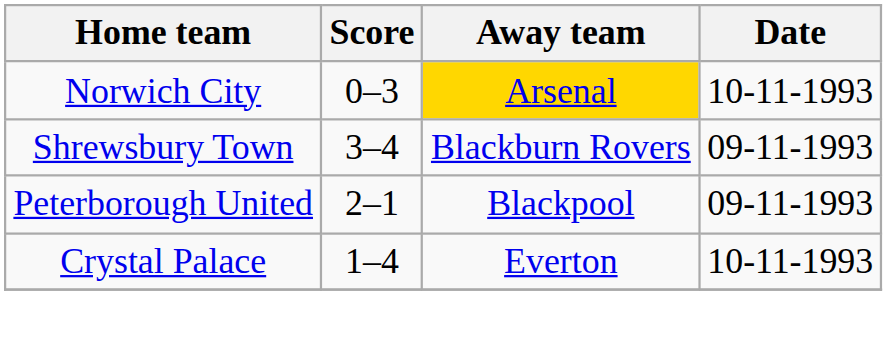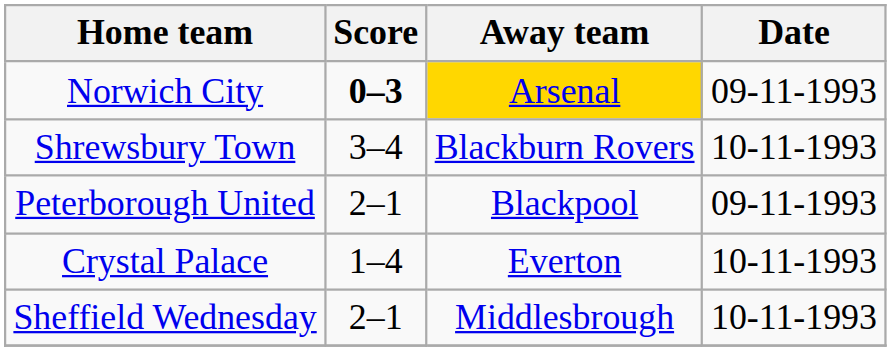(372, 89) normal -> (376, 89) bold
(790, 89) 10-11-1993 -> (794, 89) 09-11-1993
(790, 146) 09-11-1993 -> (794, 146) 10-11-1993
+ row: (165, 317)
